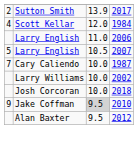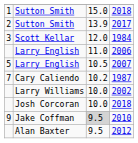+ row: (45, 11)
(9, 24) 4 -> (9, 38) 3
(98, 64) 10.0 -> (98, 78) 10.2
